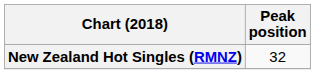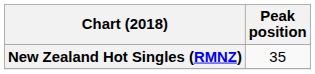(278, 56) 32 -> (278, 56) 35
